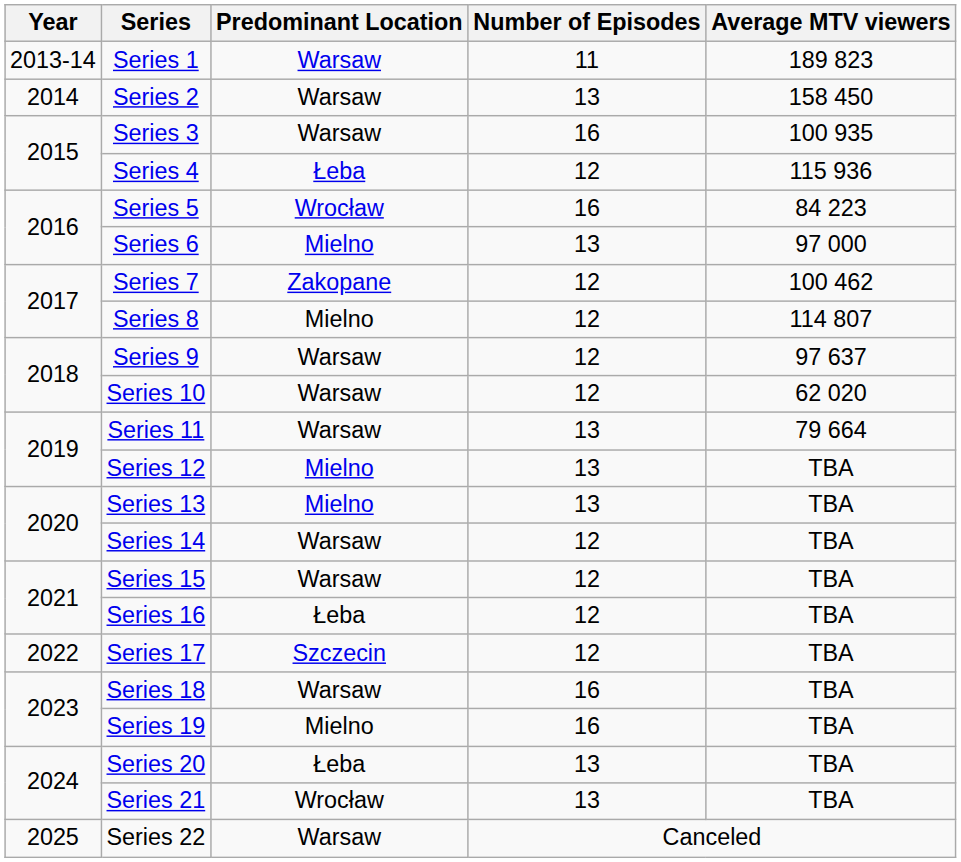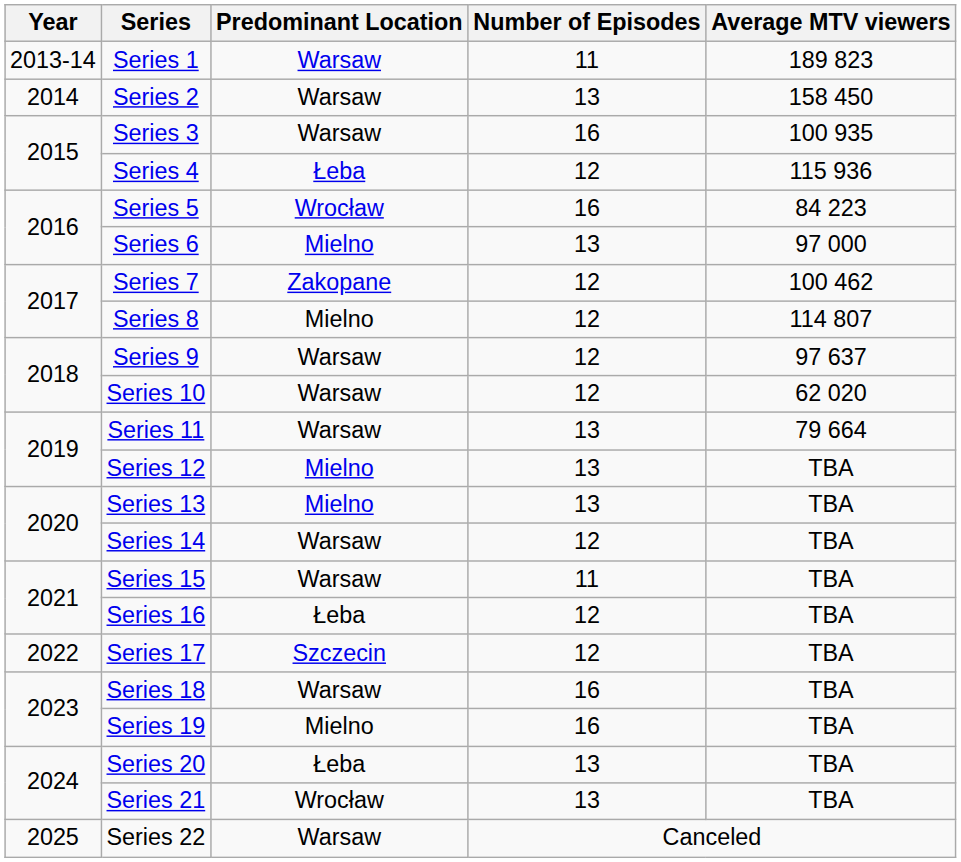(587, 578) 12 -> (587, 578) 11
